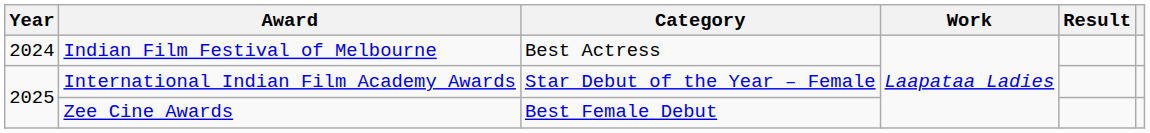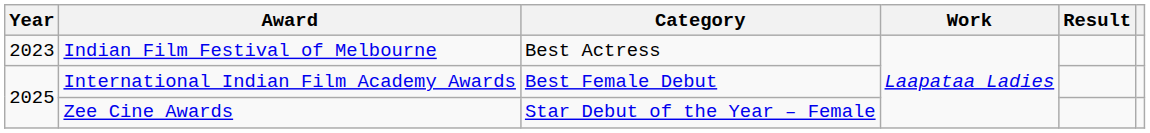(32, 51) 2024 -> (32, 51) 2023
(700, 82) Star Debut of the Year – Female -> (621, 82) Best Female Debut
(621, 112) Best Female Debut -> (700, 112) Star Debut of the Year – Female
